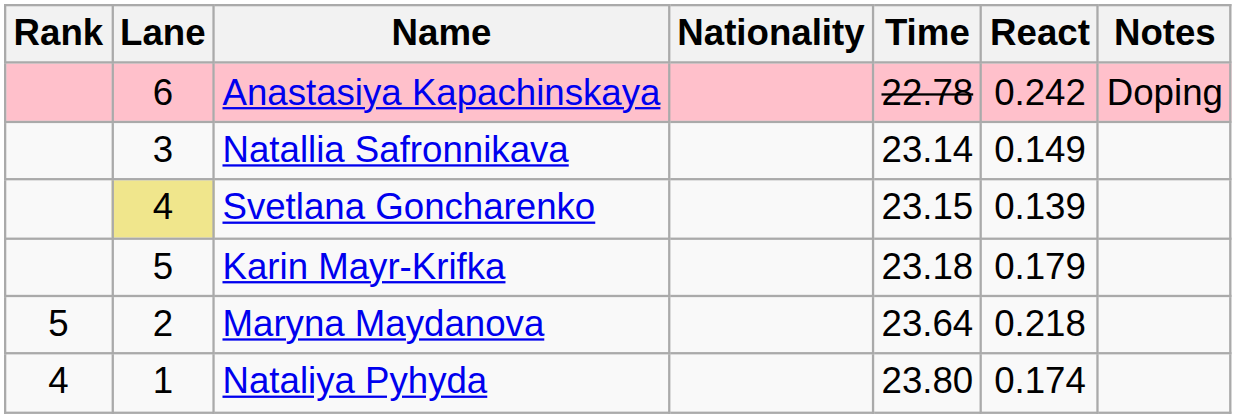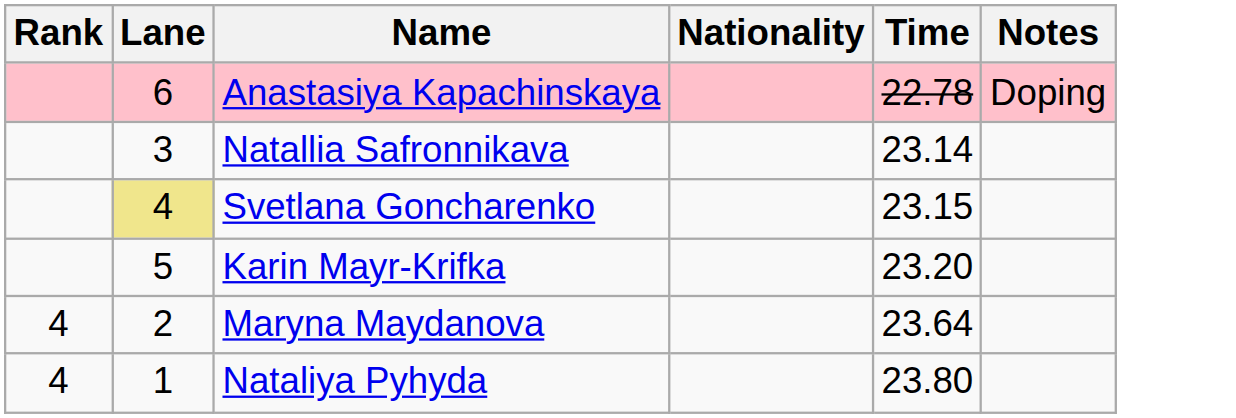- column: (1040, 33)
(927, 265) 23.18 -> (927, 265) 23.20
(58, 324) 5 -> (58, 324) 4
